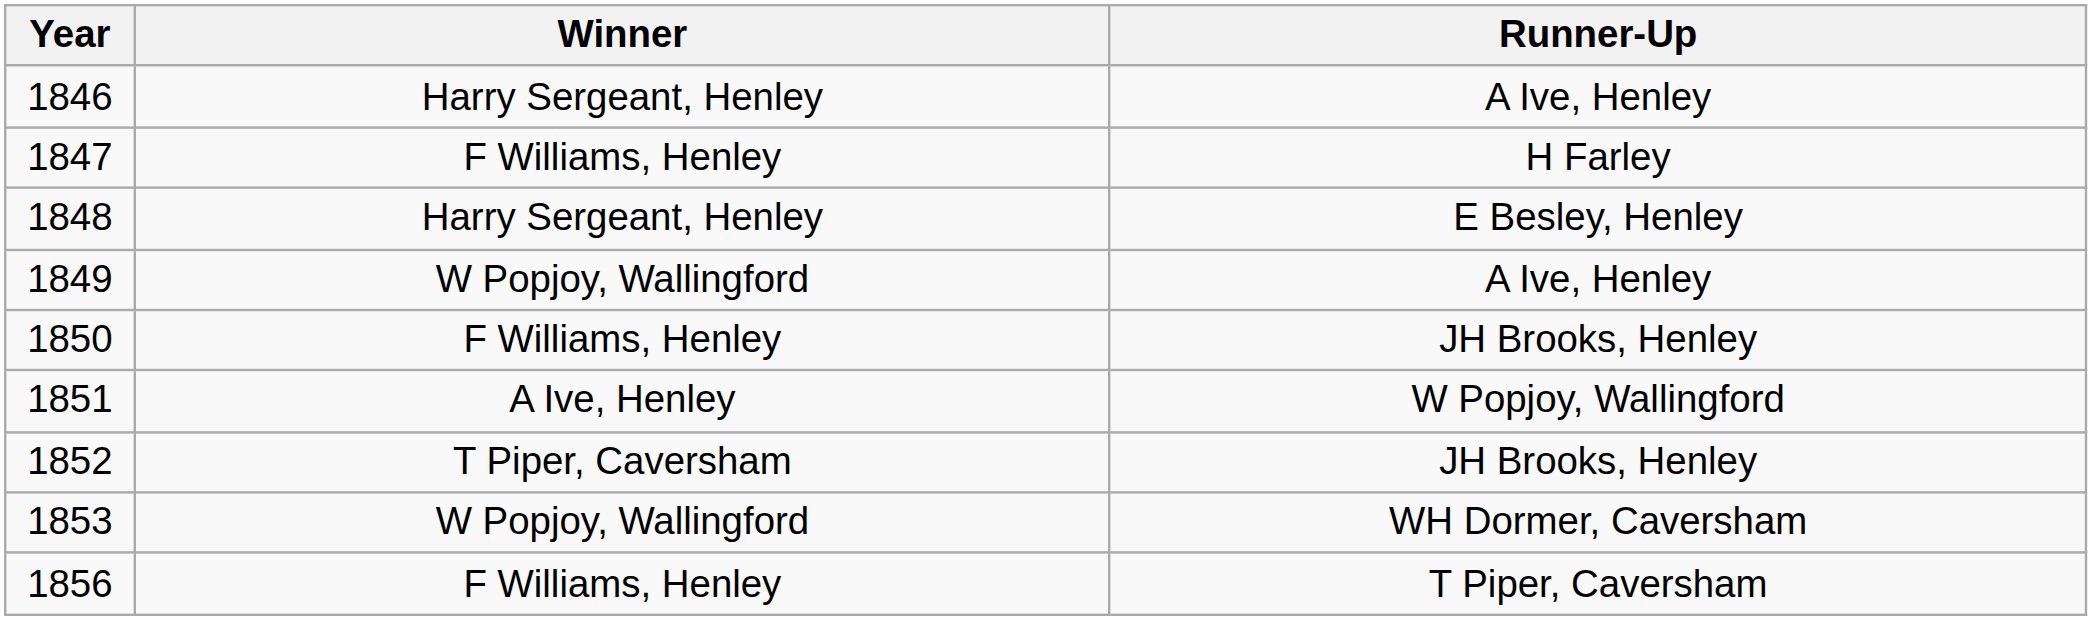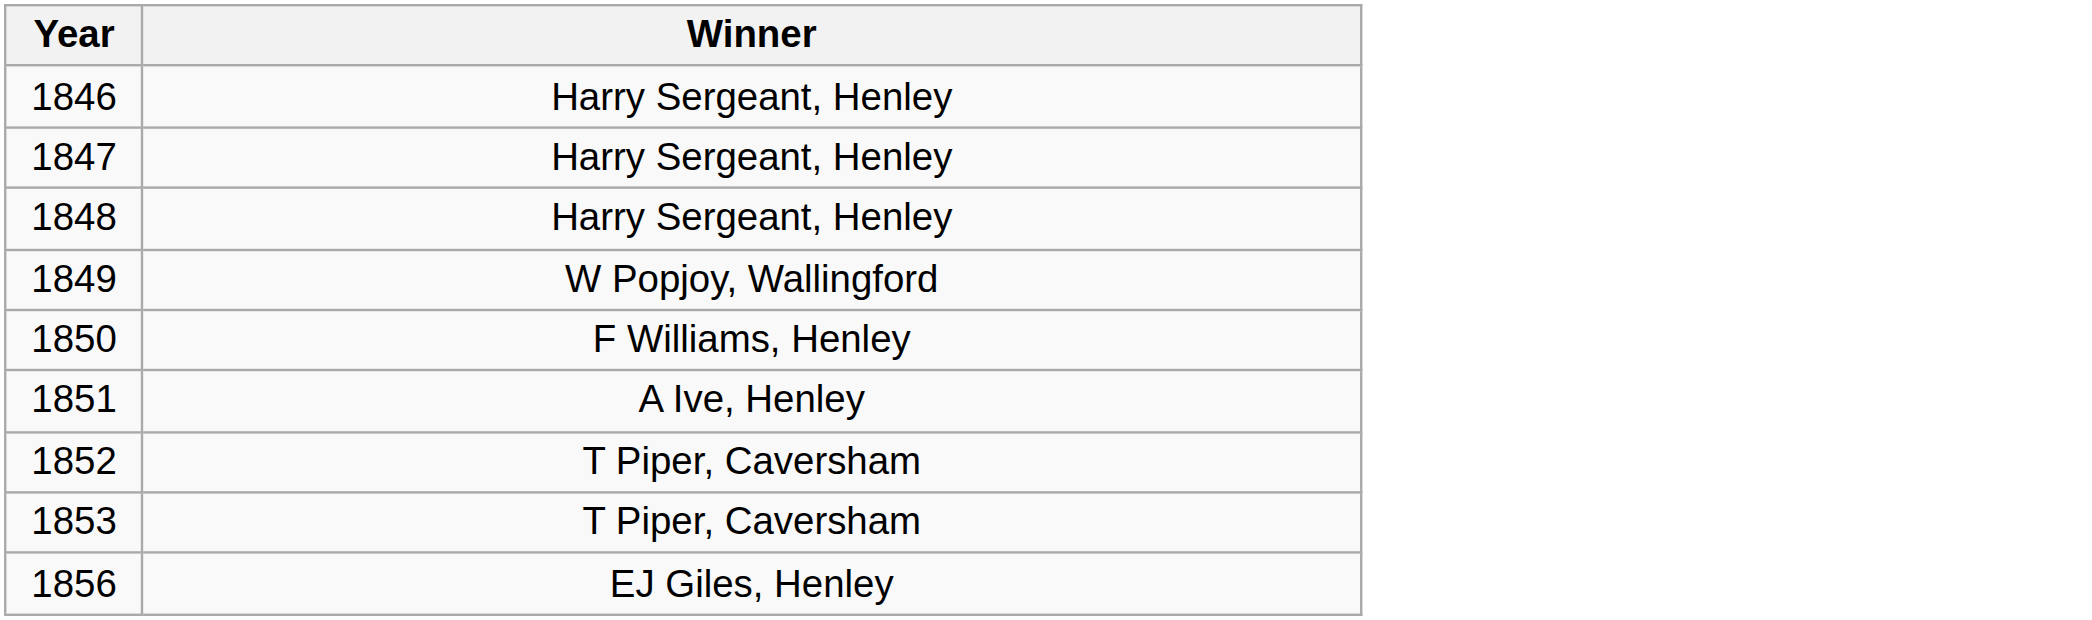- column: (1598, 34)
(622, 156) F Williams, Henley -> (752, 156) Harry Sergeant, Henley
(622, 522) W Popjoy, Wallingford -> (752, 522) T Piper, Caversham
(622, 583) F Williams, Henley -> (752, 583) EJ Giles, Henley
